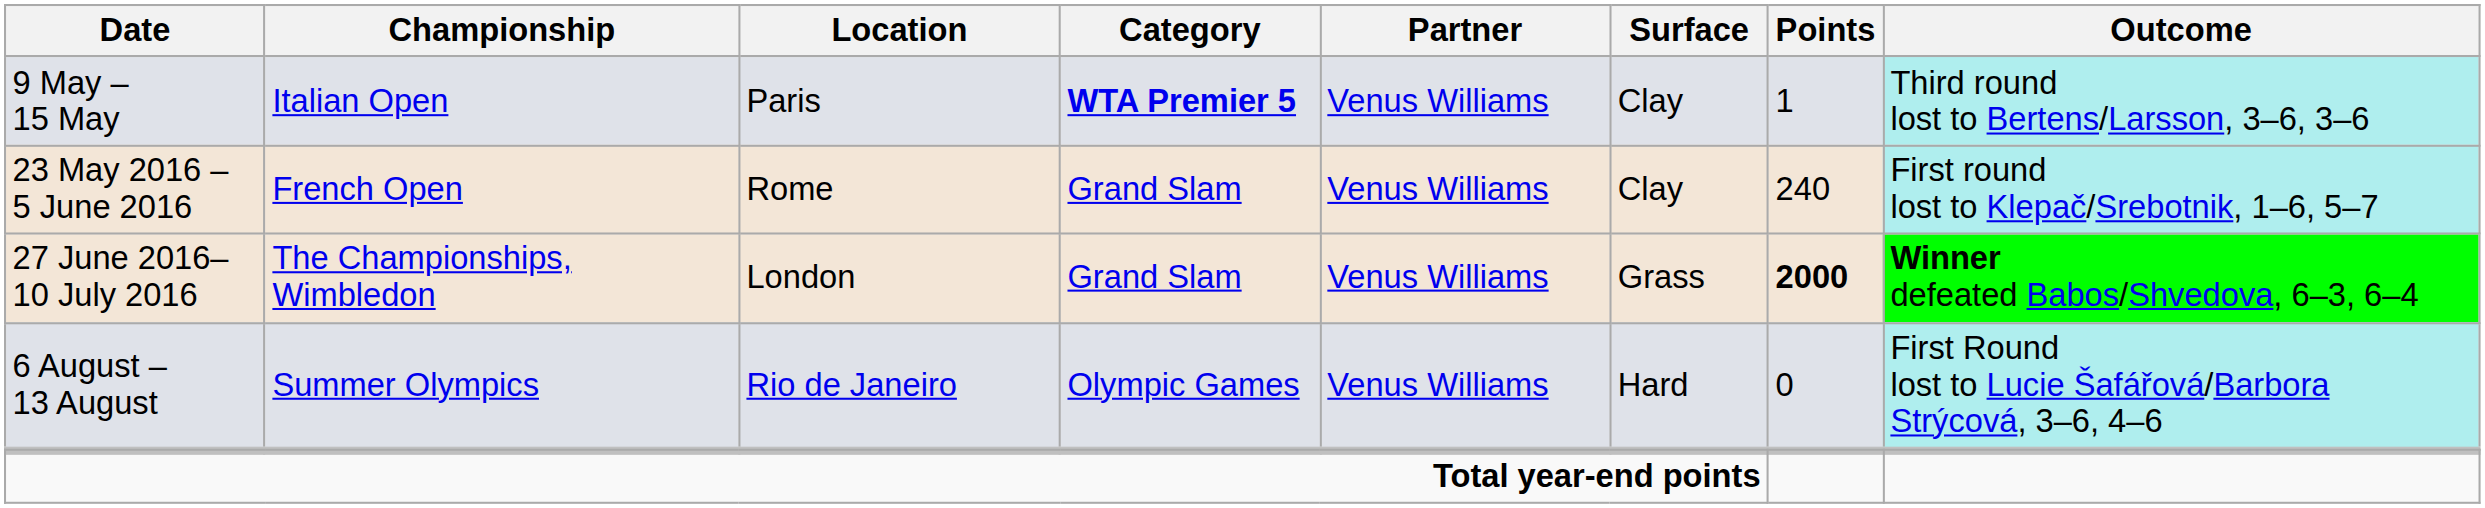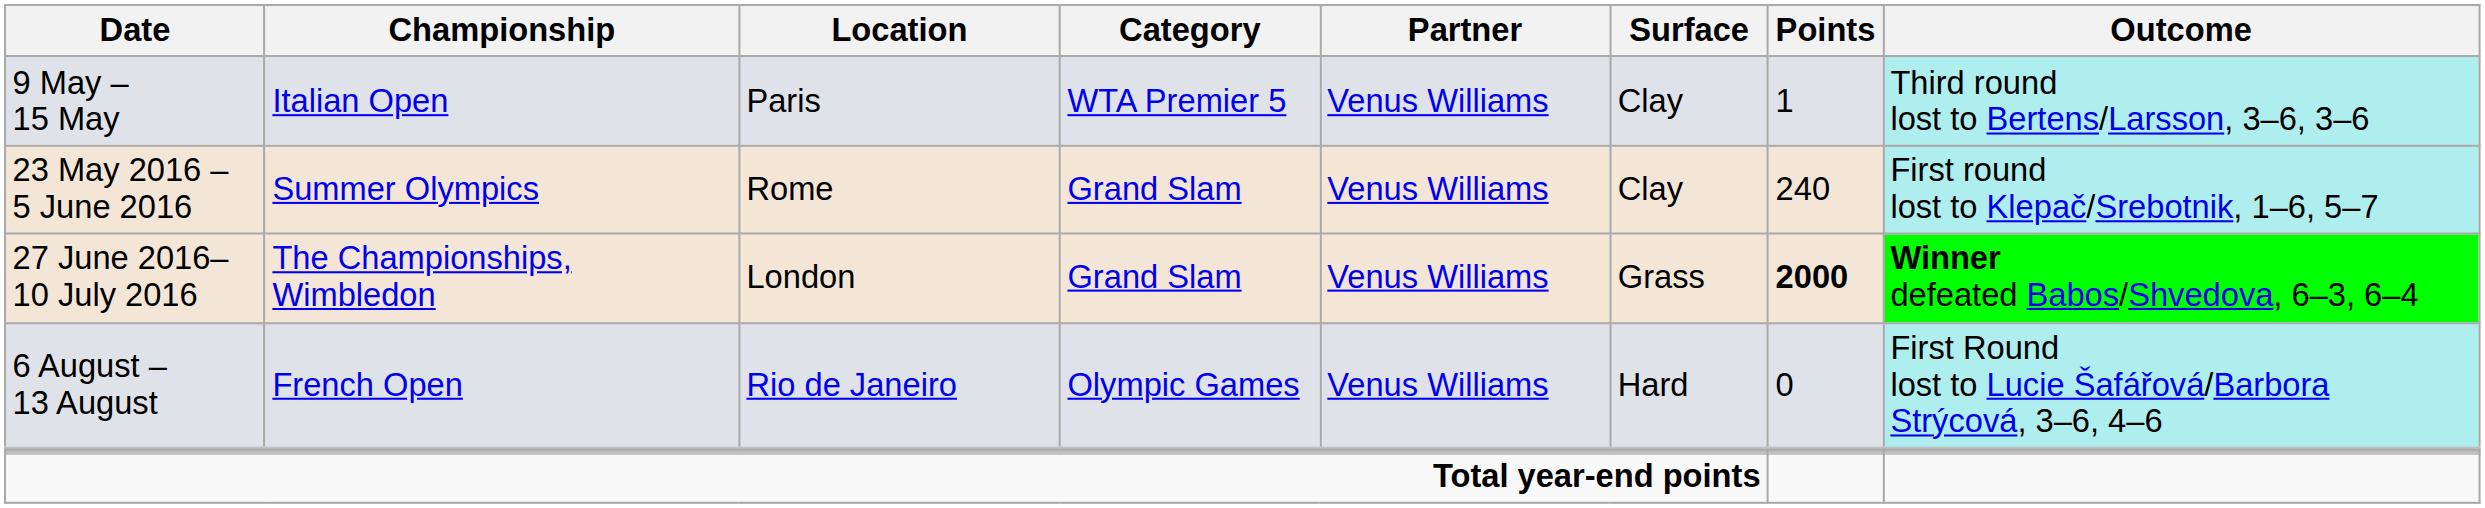(1182, 100) bold -> (1177, 100) normal
(368, 188) French Open -> (406, 188) Summer Olympics
(406, 384) Summer Olympics -> (368, 384) French Open
